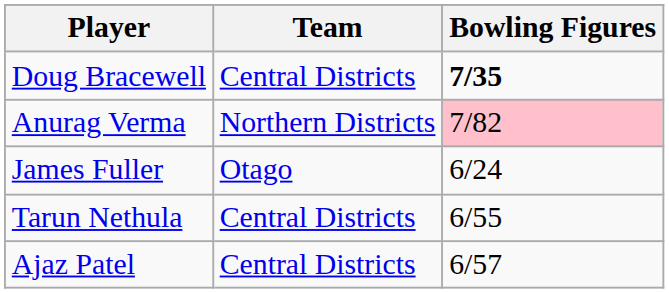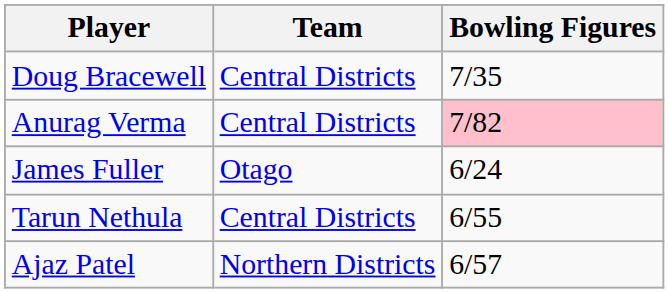(476, 75) bold -> (476, 75) normal
(328, 122) Northern Districts -> (318, 122) Central Districts
(318, 264) Central Districts -> (328, 264) Northern Districts
